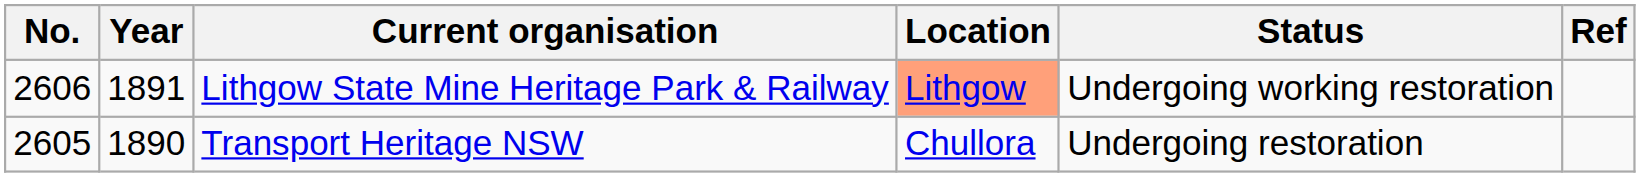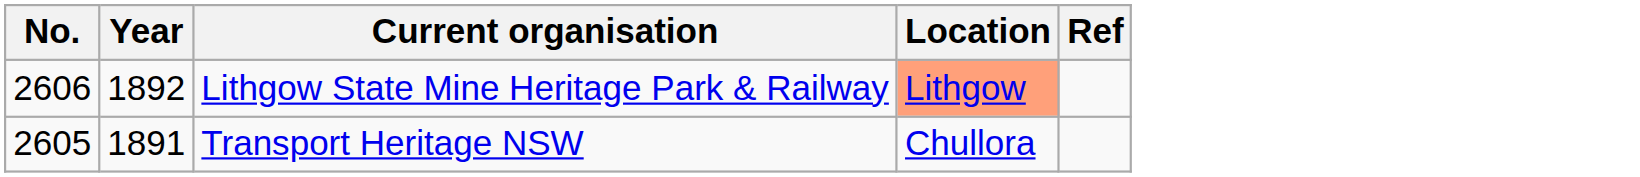- column: (1311, 32)
(146, 87) 1891 -> (146, 87) 1892
(146, 143) 1890 -> (146, 143) 1891
